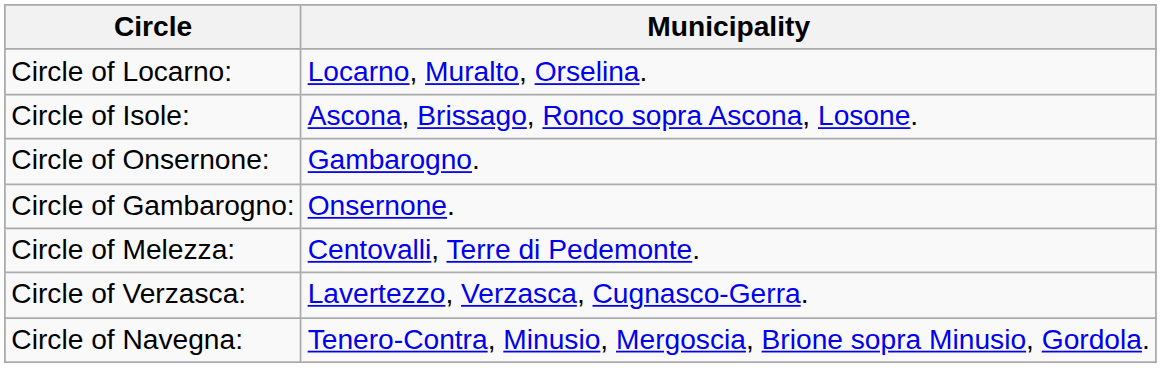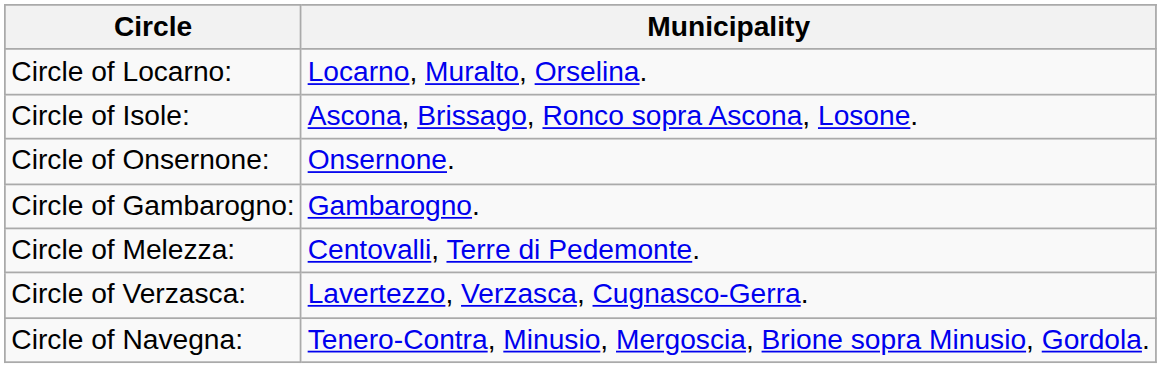(394, 160) Gambarogno. -> (381, 160) Onsernone.
(381, 205) Onsernone. -> (394, 205) Gambarogno.
